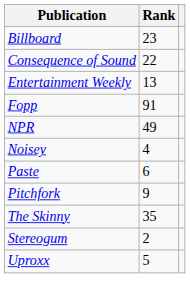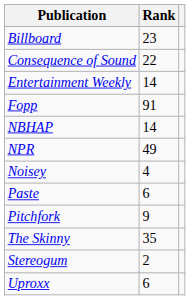(149, 82) 13 -> (149, 82) 14
+ row: (30, 127)
(146, 261) 5 -> (146, 283) 6
